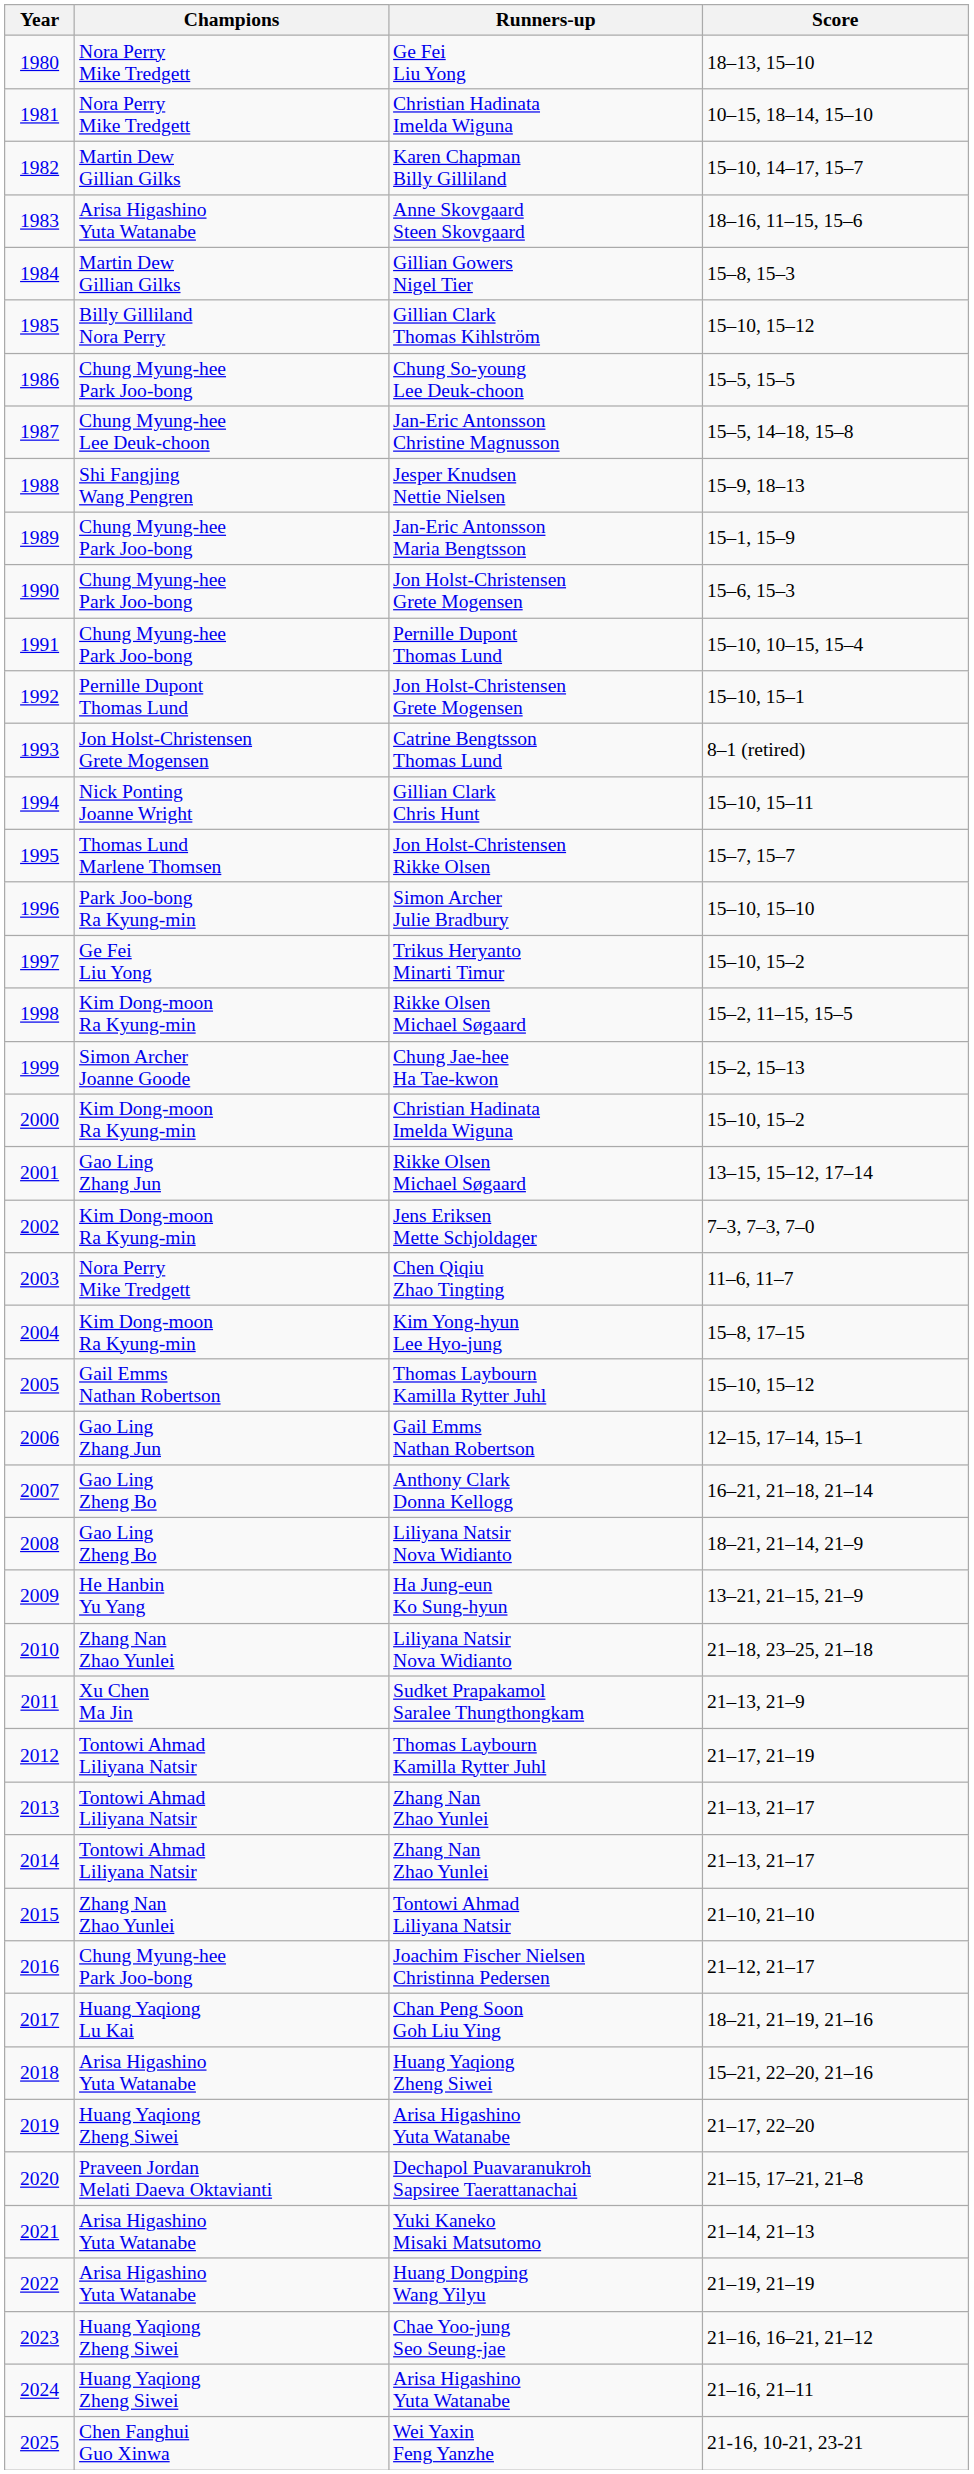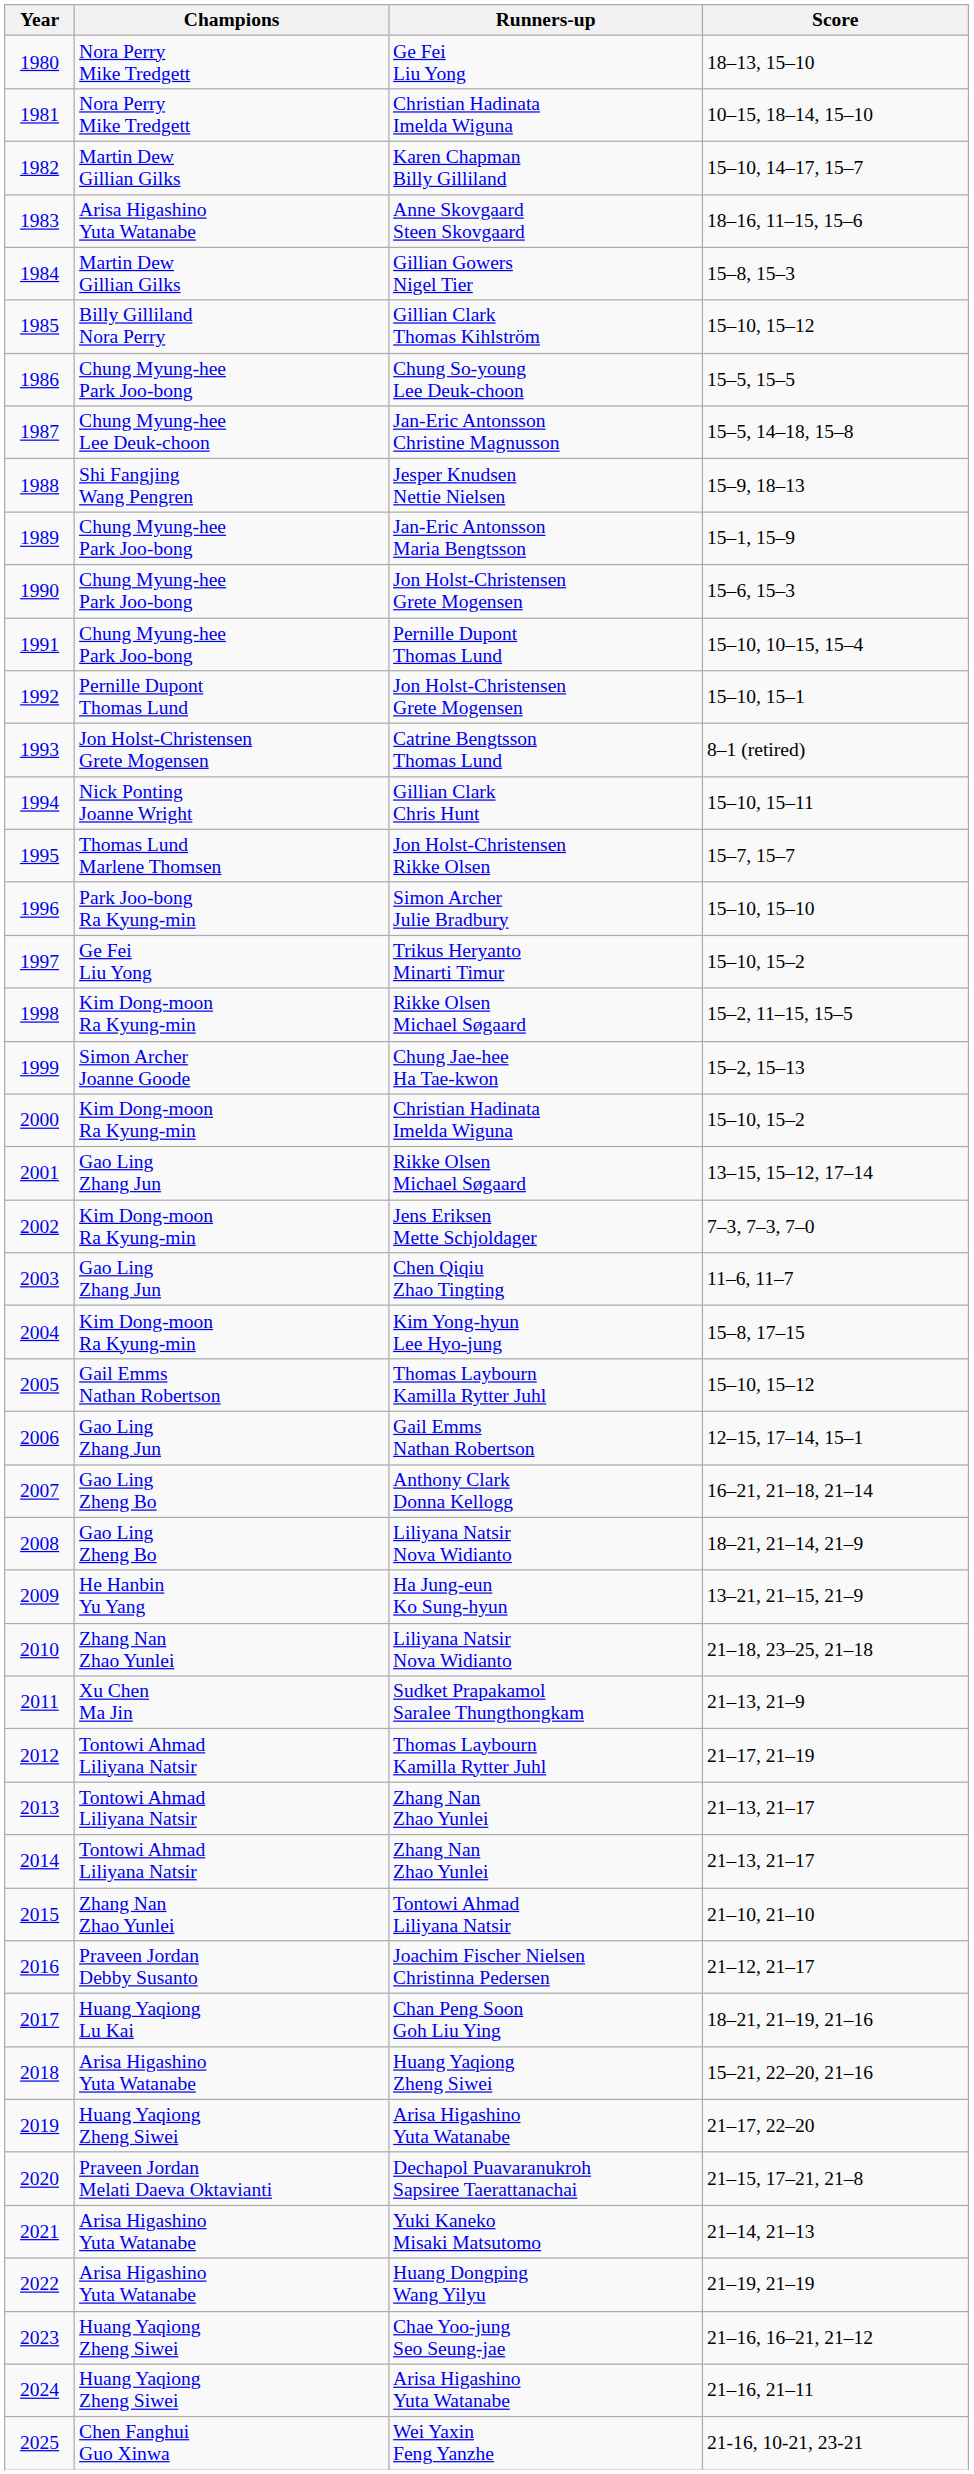(135, 1279) Nora Perry Mike Tredgett -> (120, 1279) Gao Ling Zhang Jun
(153, 1966) Chung Myung-hee Park Joo-bong -> (139, 1966) Praveen Jordan Debby Susanto
